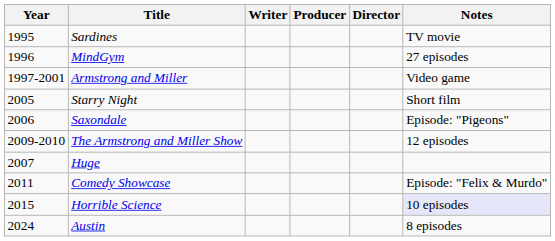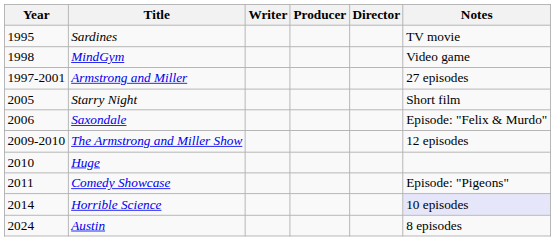(21, 57) 1996 -> (21, 57) 1998
(437, 57) 27 episodes -> (438, 57) Video game
(438, 78) Video game -> (437, 78) 27 episodes
(458, 120) Episode: "Pigeons" -> (477, 120) Episode: "Felix & Murdo"
(21, 162) 2007 -> (21, 162) 2010
(477, 183) Episode: "Felix & Murdo" -> (458, 183) Episode: "Pigeons"
(21, 204) 2015 -> (21, 204) 2014
